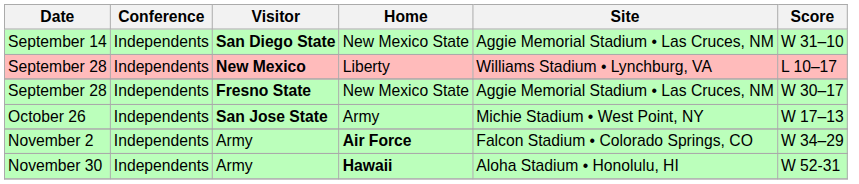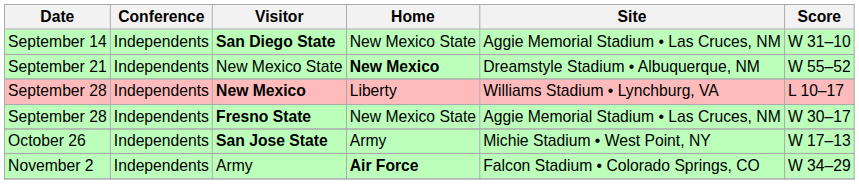+ row: (57, 66)
- row: (55, 166)
